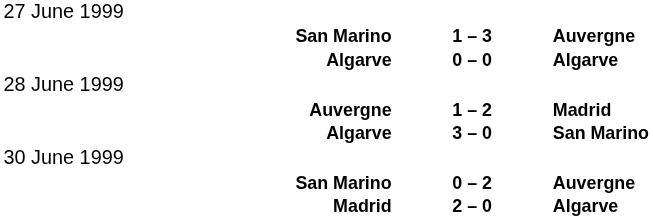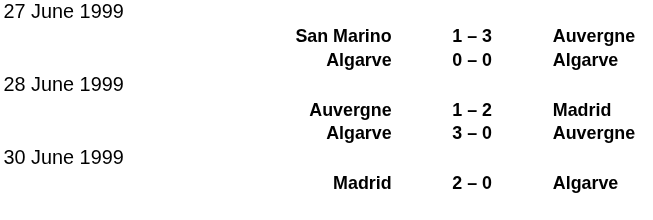(601, 133) San Marino -> (594, 133) Auvergne
- row: (344, 182)
